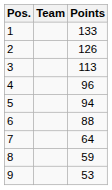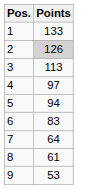- column: (51, 13)
(88, 49) no background -> (54, 49) lightgrey background
(88, 85) 96 -> (54, 85) 97
(88, 121) 88 -> (54, 121) 83
(88, 157) 59 -> (54, 157) 61
